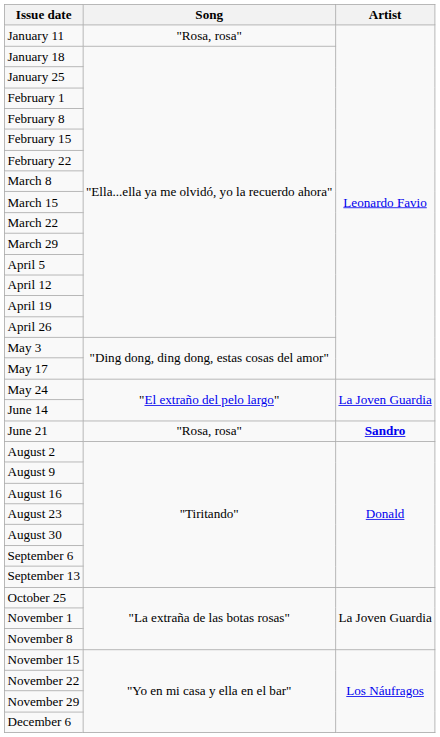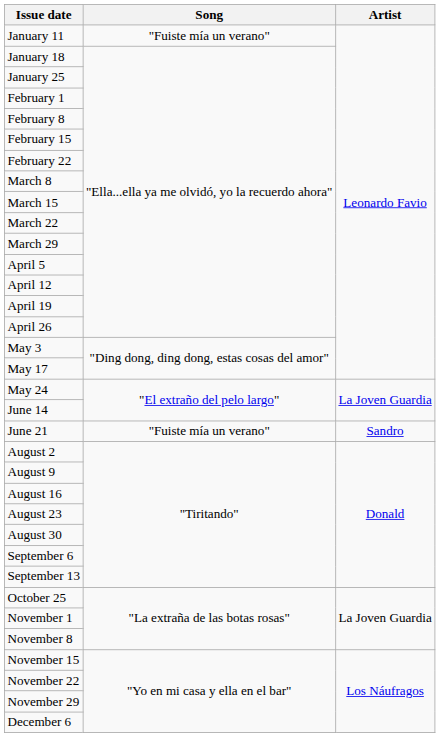(209, 35) "Rosa, rosa" -> (209, 35) "Fuiste mía un verano"
(209, 431) "Rosa, rosa" -> (209, 431) "Fuiste mía un verano"
(385, 431) bold -> (385, 431) normal
